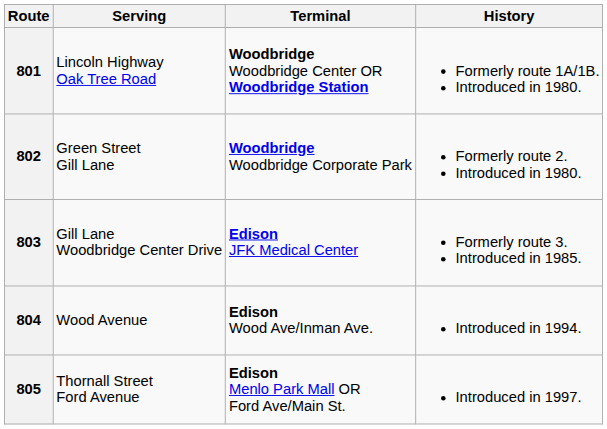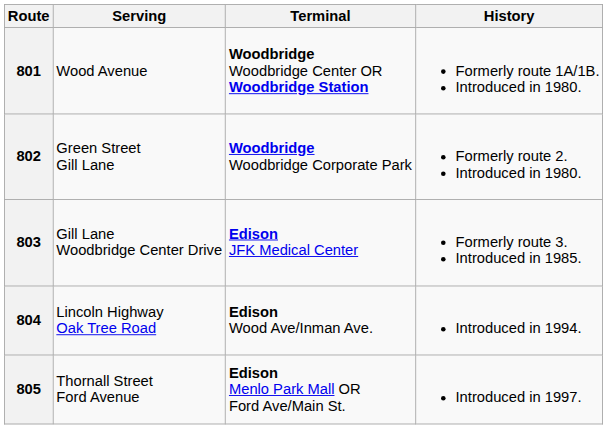(110, 70) Lincoln Highway Oak Tree Road -> (102, 70) Wood Avenue
(102, 320) Wood Avenue -> (110, 320) Lincoln Highway Oak Tree Road
